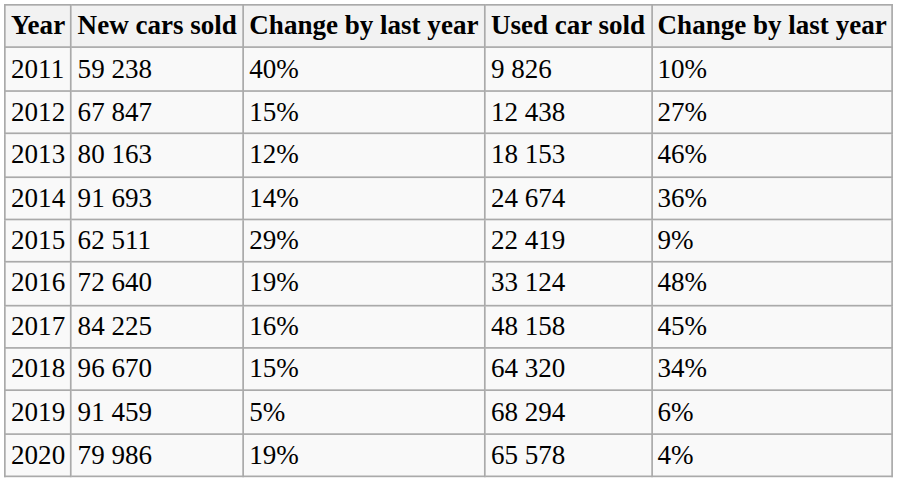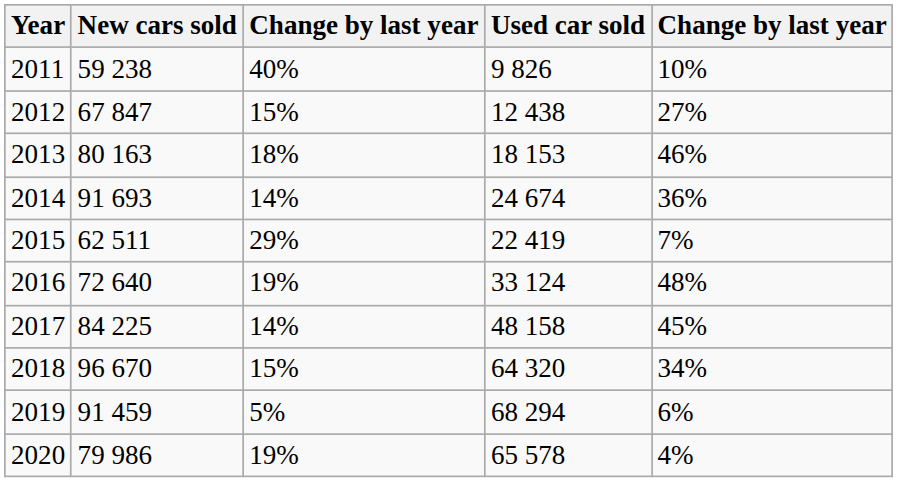(274, 154) 12% -> (274, 154) 18%
(676, 240) 9% -> (676, 240) 7%
(274, 326) 16% -> (274, 326) 14%
